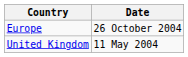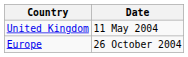rows swapped: (48, 44) <-> (24, 28)
